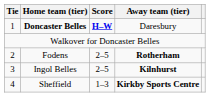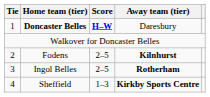(158, 55) Rotherham -> (158, 55) Kilnhurst
(158, 69) Kilnhurst -> (158, 69) Rotherham
